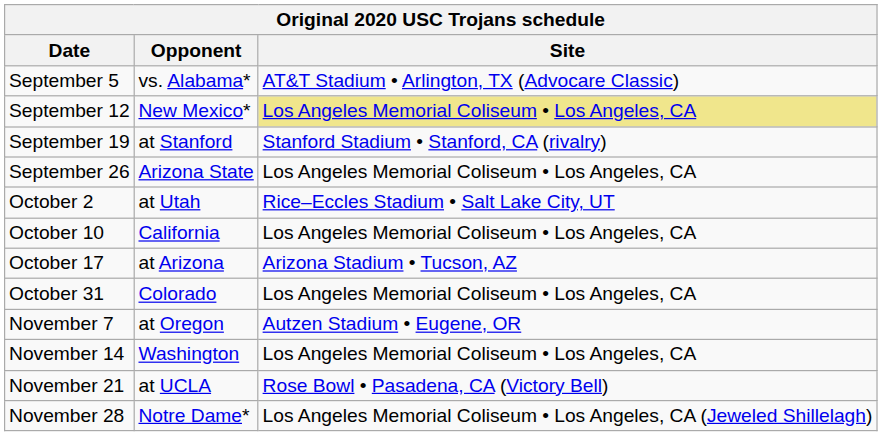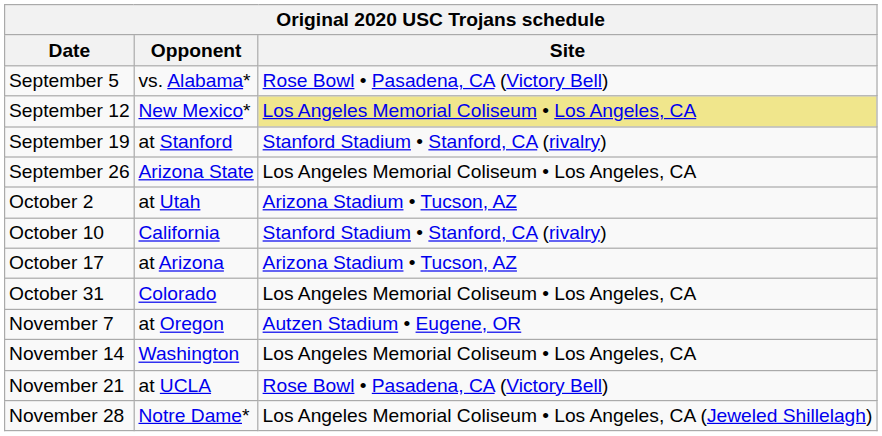(471, 80) AT&T Stadium • Arlington, TX (Advocare Classic) -> (435, 80) Rose Bowl • Pasadena, CA (Victory Bell)
(439, 202) Rice–Eccles Stadium • Salt Lake City, UT -> (390, 202) Arizona Stadium • Tucson, AZ
(479, 232) Los Angeles Memorial Coliseum • Los Angeles, CA -> (435, 232) Stanford Stadium • Stanford, CA (rivalry)
